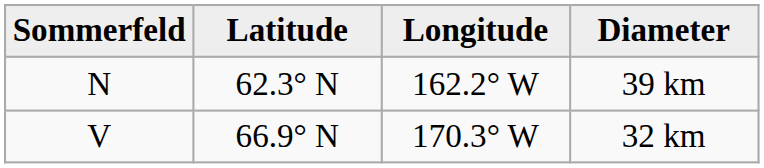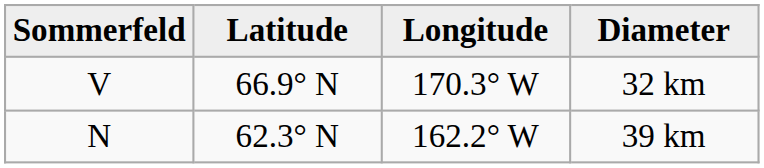rows swapped: (664, 83) <-> (664, 135)
